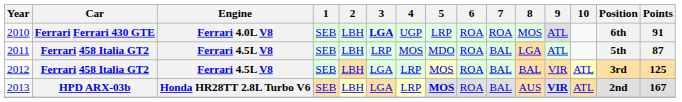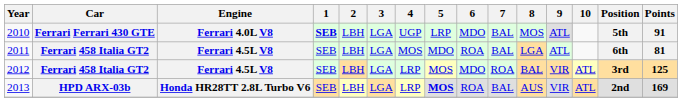(326, 32) normal -> (326, 32) bold
(381, 32) bold -> (381, 32) normal
(472, 32) ROA -> (472, 32) MDO
(501, 32) ROA -> (502, 32) BAL
(618, 32) 6th -> (620, 32) 5th
(381, 51) LRP -> (381, 51) LGA
(618, 51) 5th -> (620, 51) 6th
(658, 51) 87 -> (660, 51) 81
(472, 69) ROA -> (472, 69) MDO
(501, 69) BAL -> (502, 69) ROA
(558, 88) bold -> (559, 88) normal
(658, 88) 167 -> (660, 88) 169
